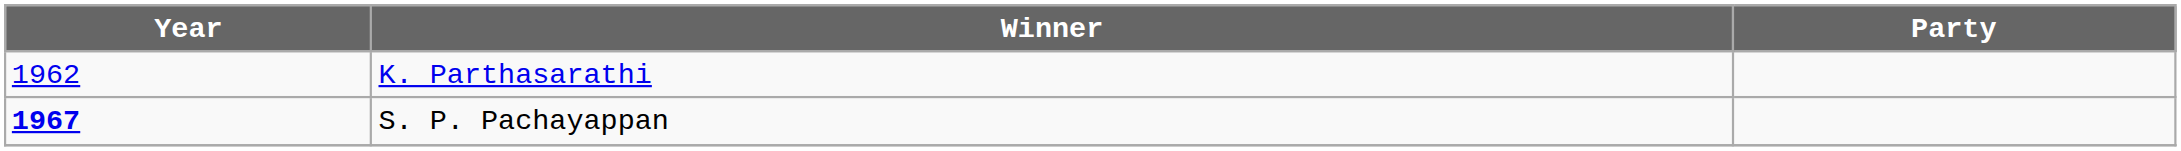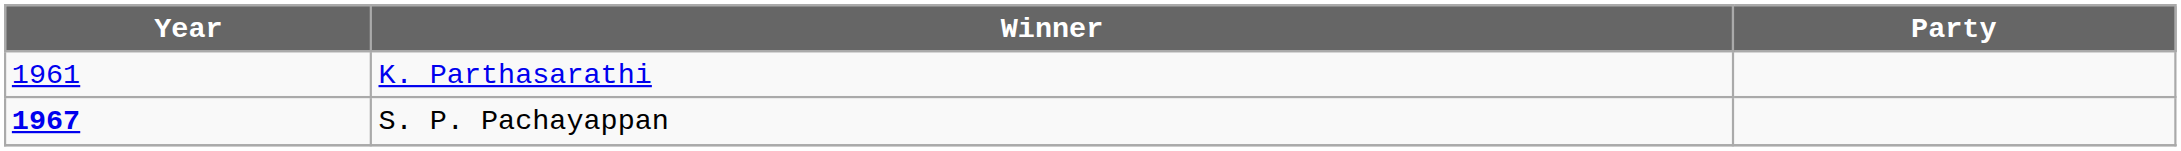(46, 75) 1962 -> (46, 75) 1961
